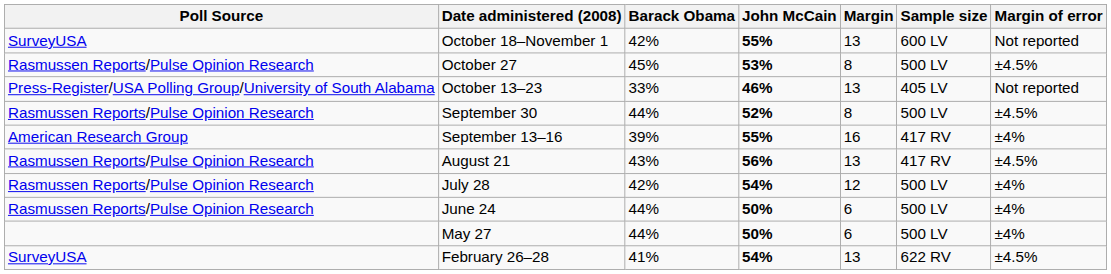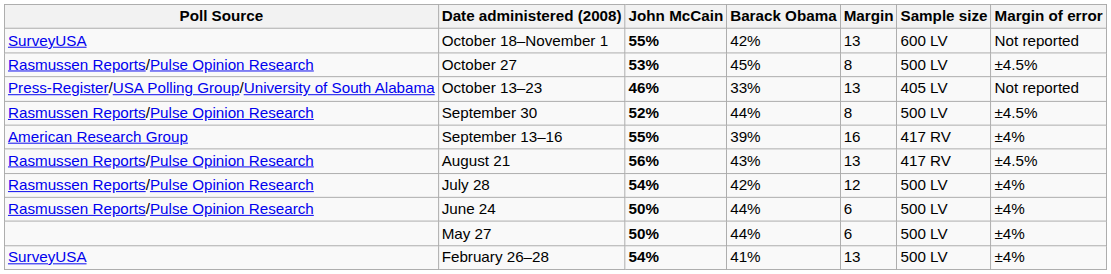columns swapped: (682, 16) <-> (789, 16)
(926, 257) 622 RV -> (924, 257) 500 LV
(1016, 257) ±4.5% -> (1010, 257) ±4%
